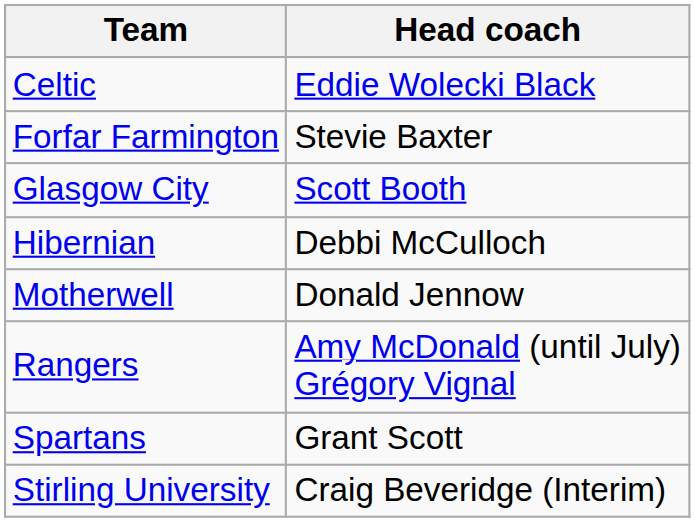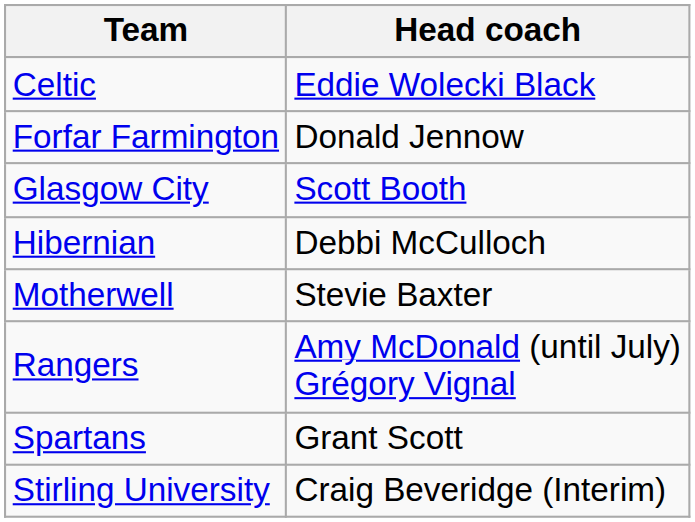(393, 136) Stevie Baxter -> (409, 136) Donald Jennow
(409, 294) Donald Jennow -> (393, 294) Stevie Baxter
